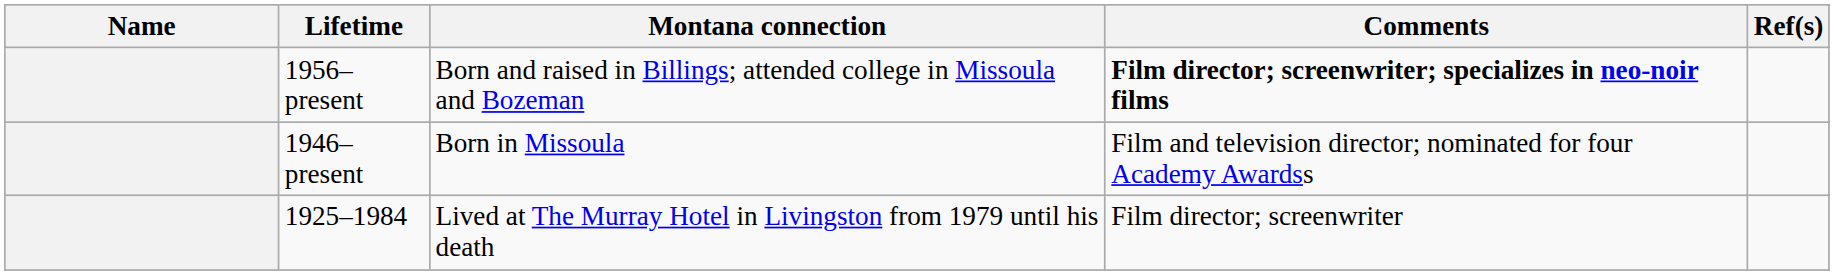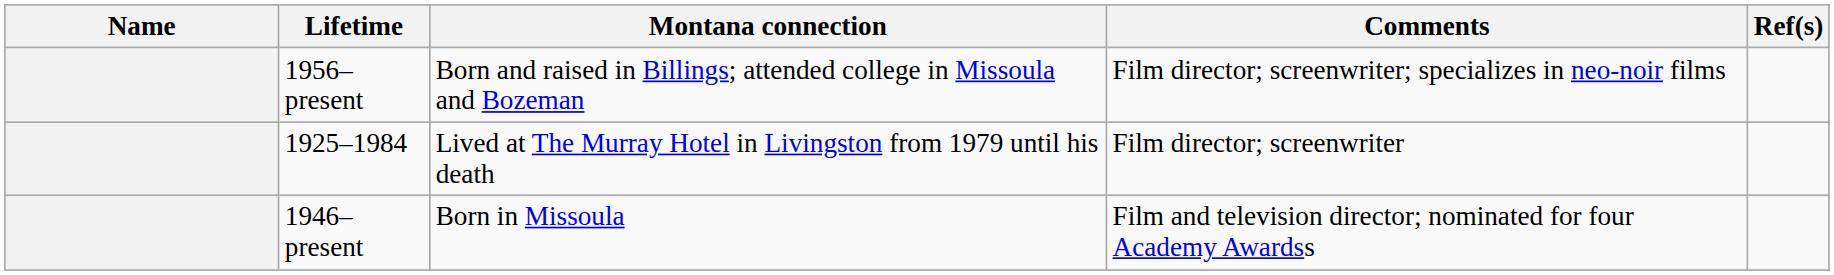(1405, 84) bold -> (1419, 69) normal
rows swapped: (324, 158) <-> (346, 216)
